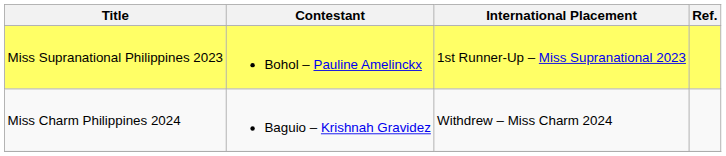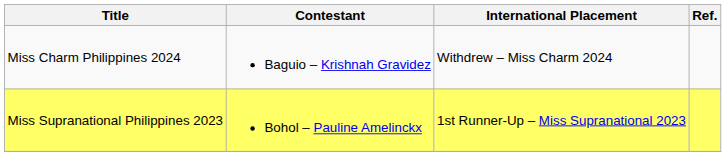rows swapped: (115, 57) <-> (94, 120)
